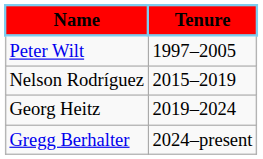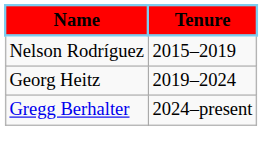- row: (47, 50)
